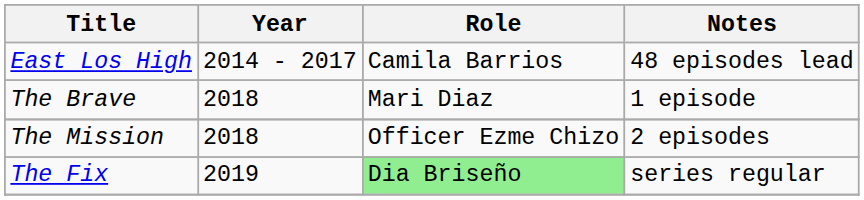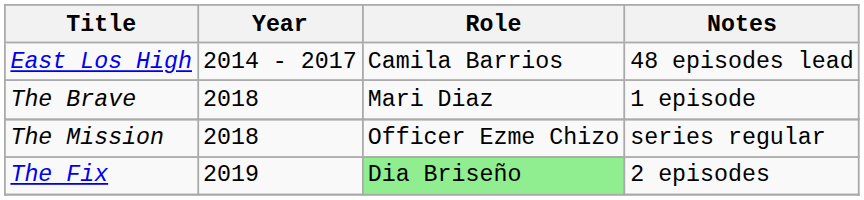(700, 138) 2 episodes -> (728, 138) series regular
(728, 176) series regular -> (700, 176) 2 episodes
